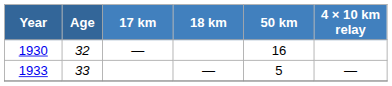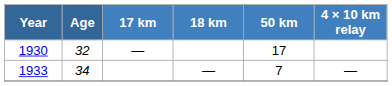(279, 50) 16 -> (279, 50) 17
(82, 71) 33 -> (82, 71) 34
(279, 71) 5 -> (279, 71) 7
